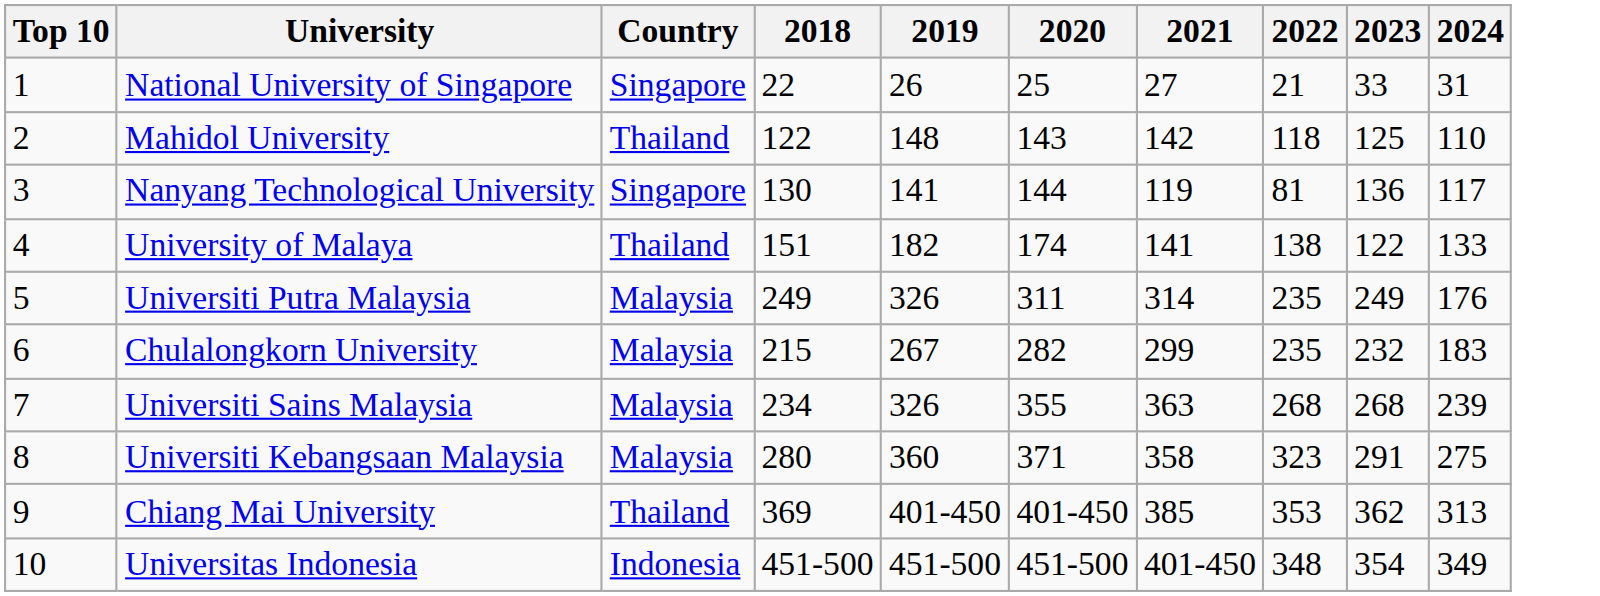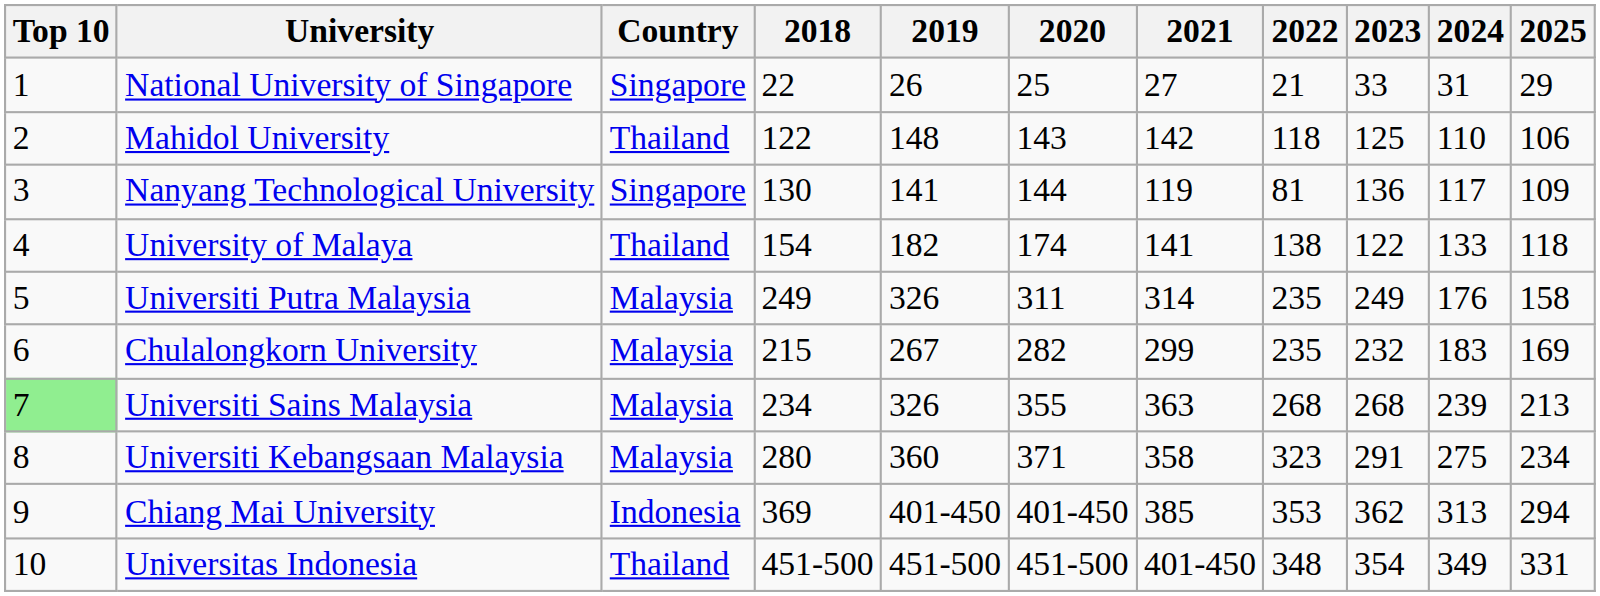+ column: (1553, 31)
(787, 244) 151 -> (787, 244) 154
(21, 404) no background -> (21, 404) lightgreen background
(670, 510) Thailand -> (675, 510) Indonesia
(675, 564) Indonesia -> (670, 564) Thailand
